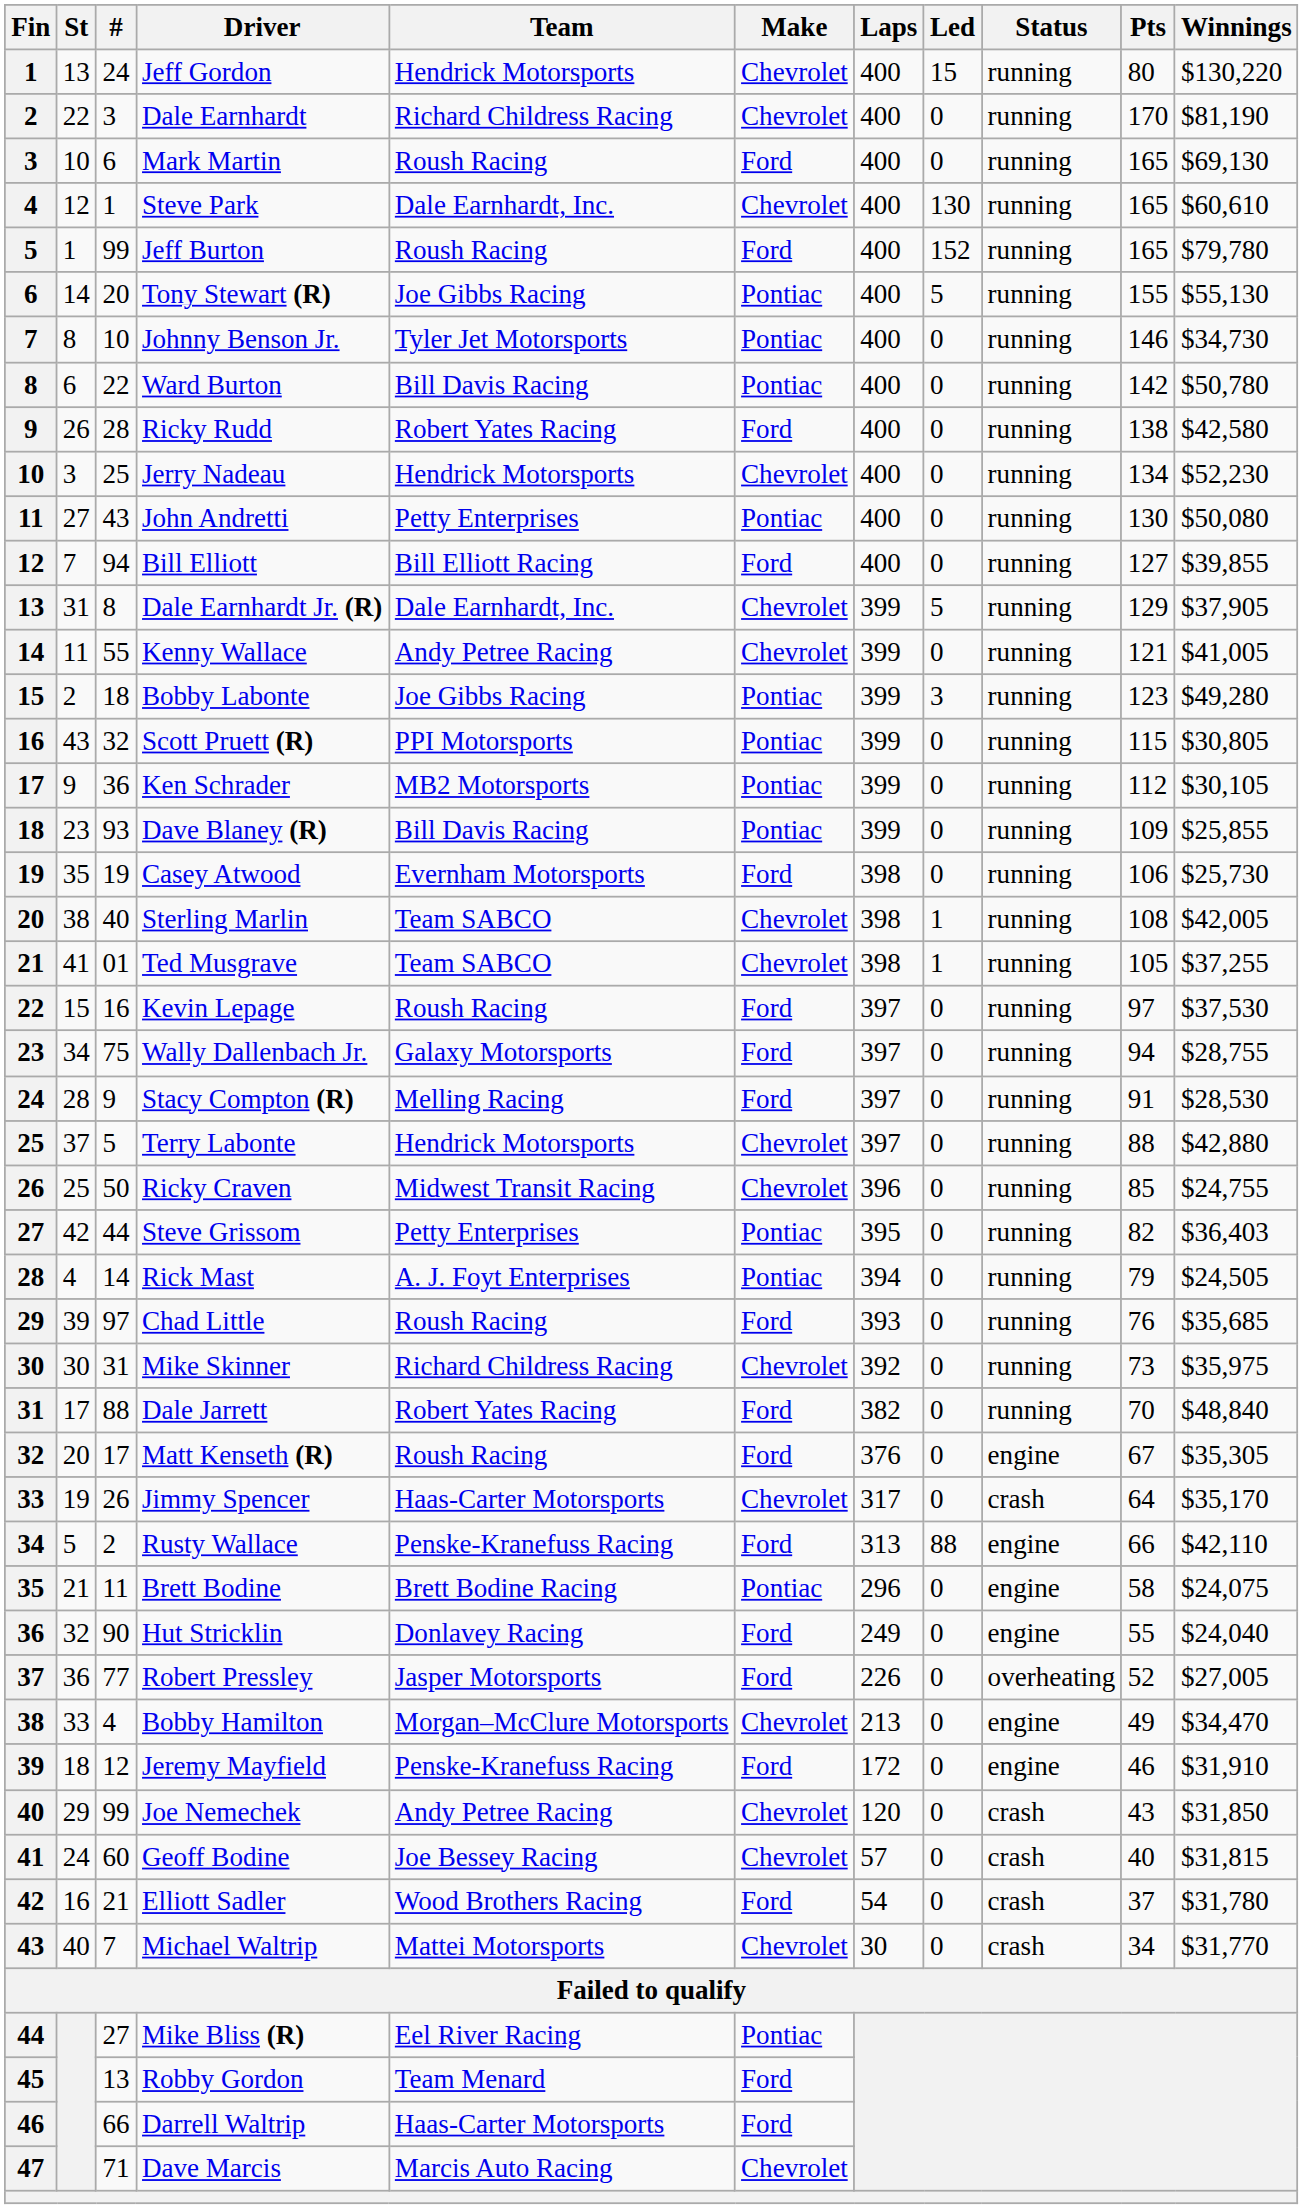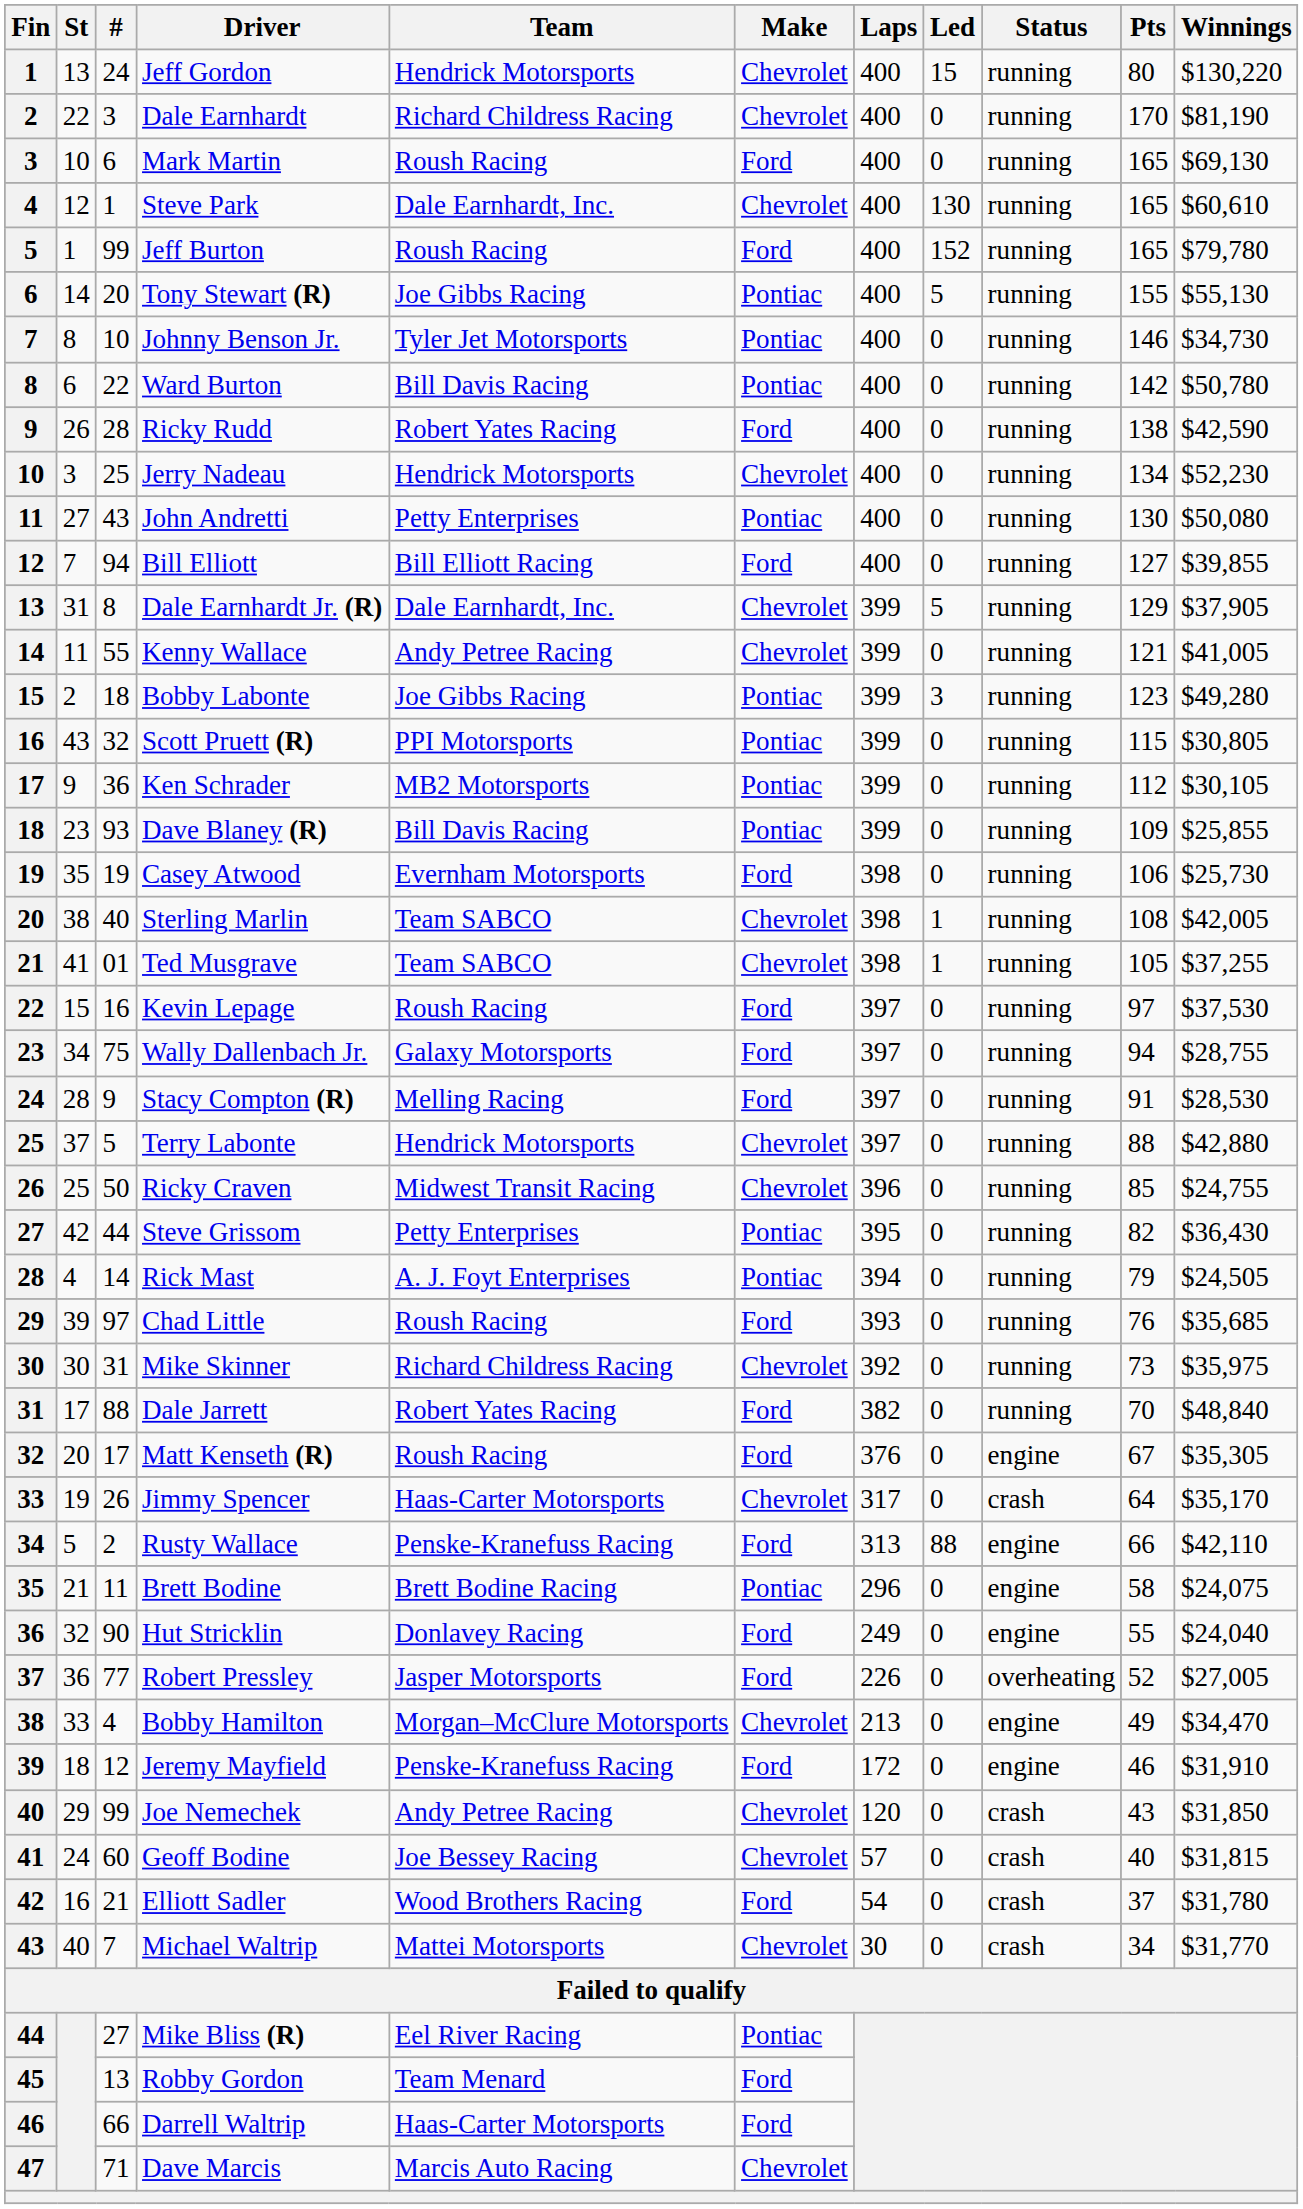(1225, 428) $42,580 -> (1225, 428) $42,590
(1225, 1231) $36,403 -> (1225, 1231) $36,430
